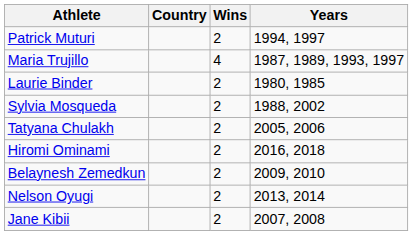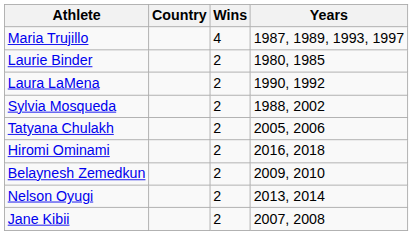- row: (51, 38)
+ row: (54, 83)
